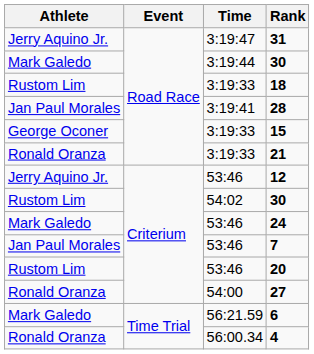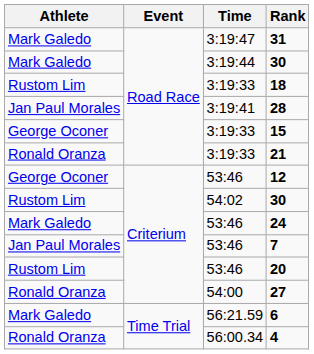(58, 39) Jerry Aquino Jr. -> (50, 39) Mark Galedo
(58, 177) Jerry Aquino Jr. -> (58, 177) George Oconer
